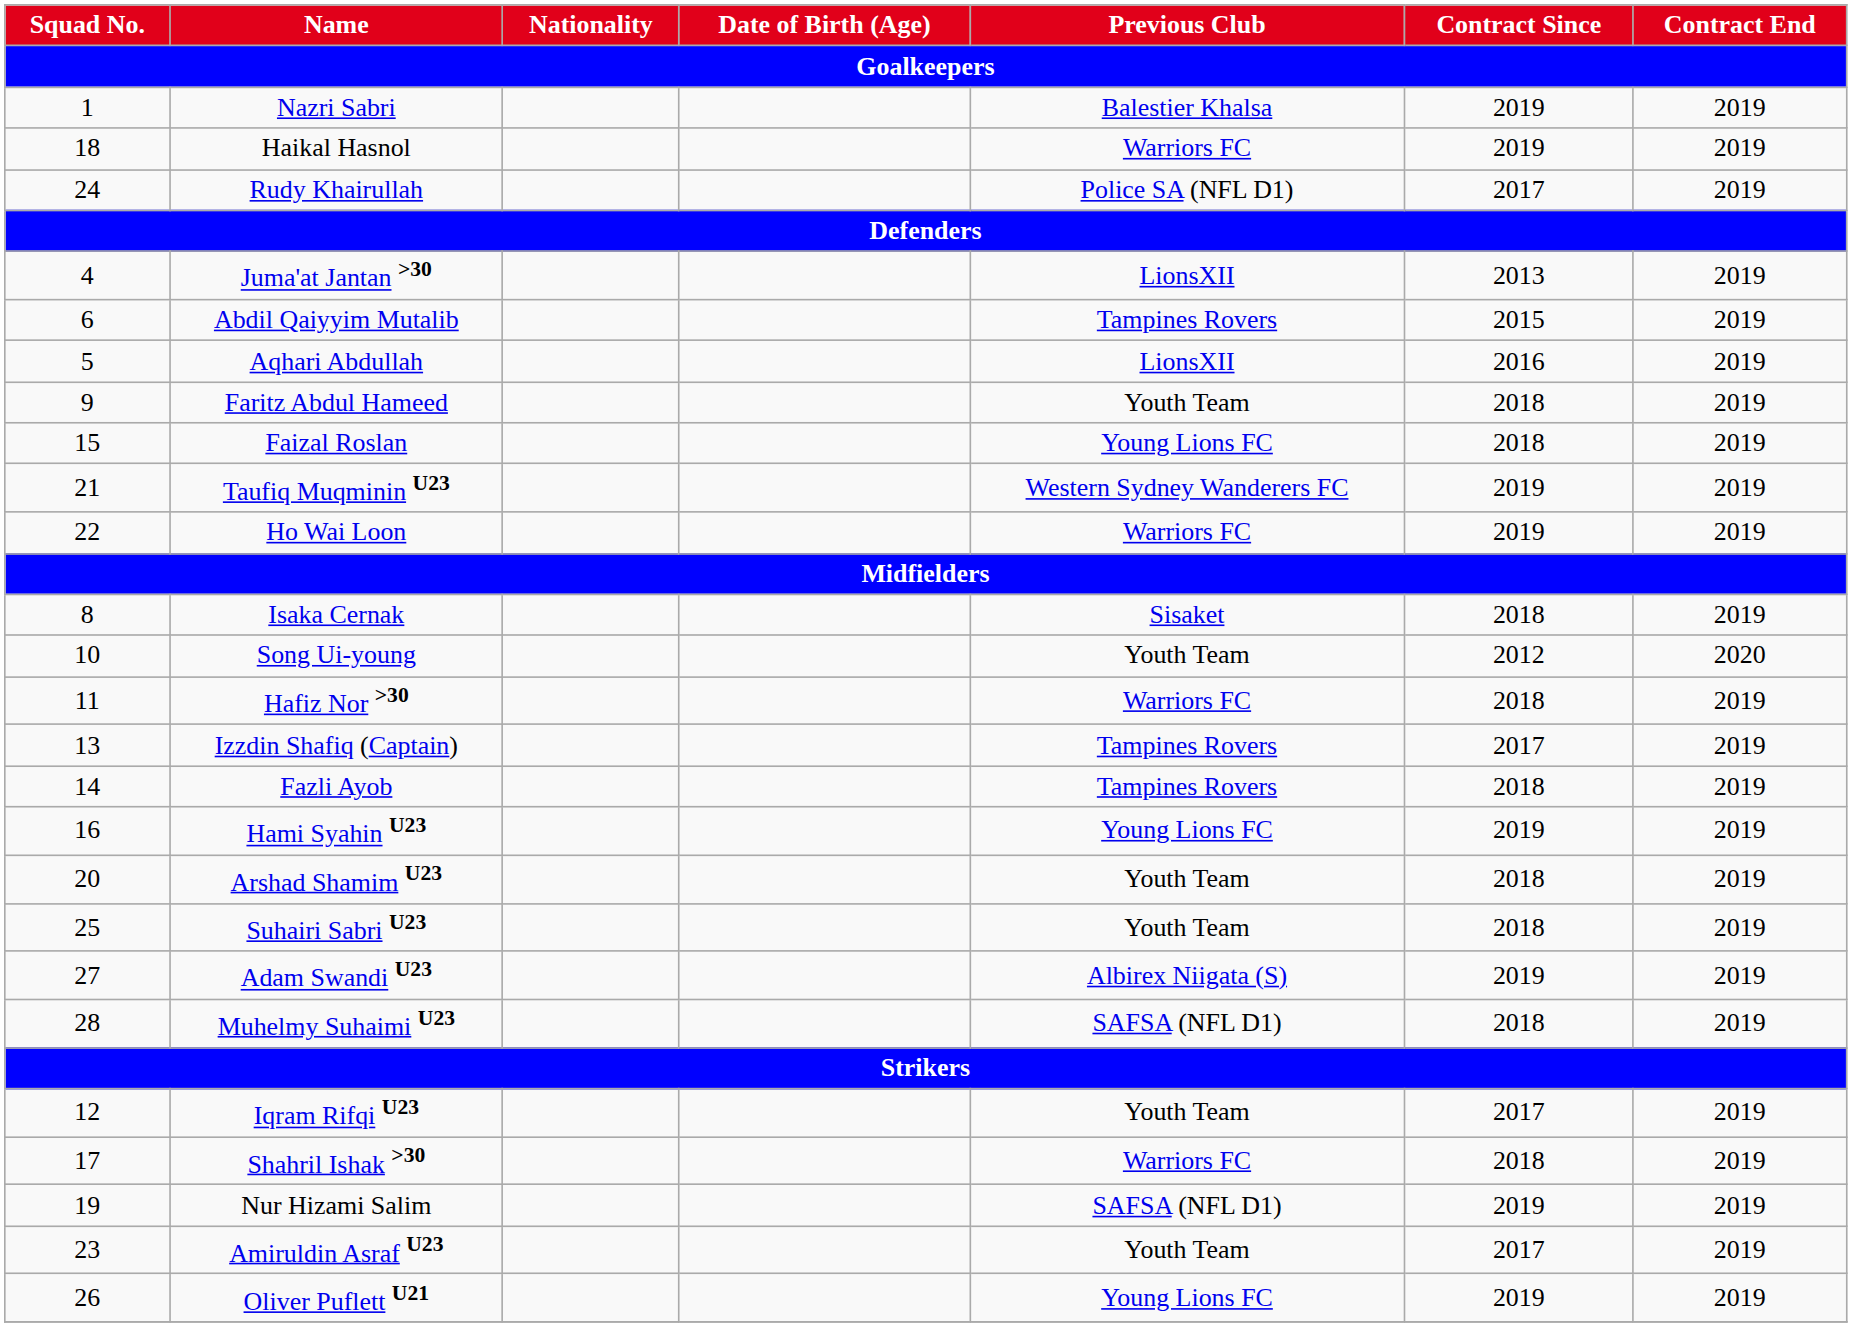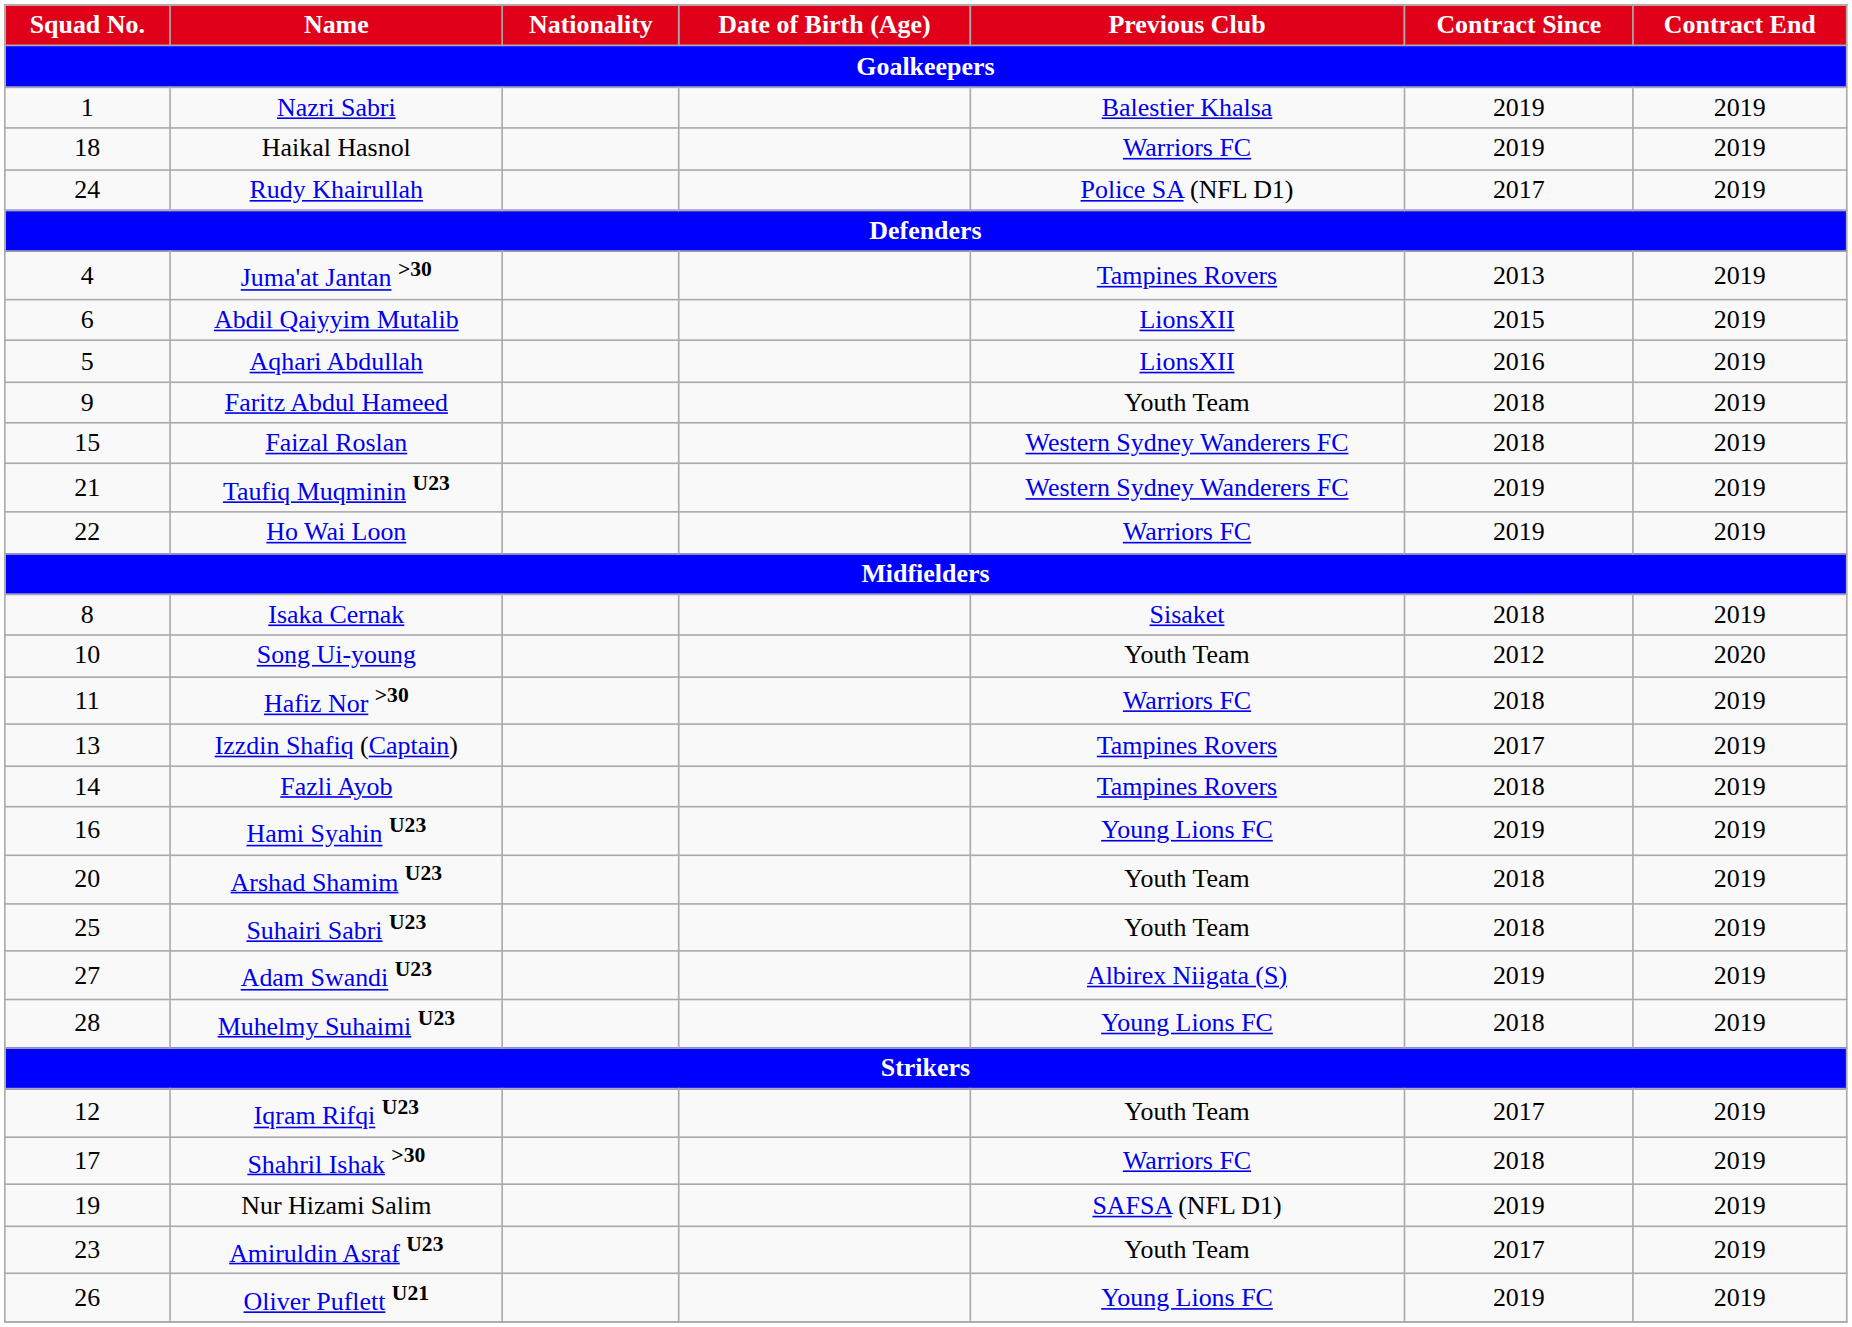(1187, 275) LionsXII -> (1187, 275) Tampines Rovers
(1187, 319) Tampines Rovers -> (1187, 319) LionsXII
(1187, 443) Young Lions FC -> (1187, 443) Western Sydney Wanderers FC
(1187, 1023) SAFSA (NFL D1) -> (1187, 1023) Young Lions FC
